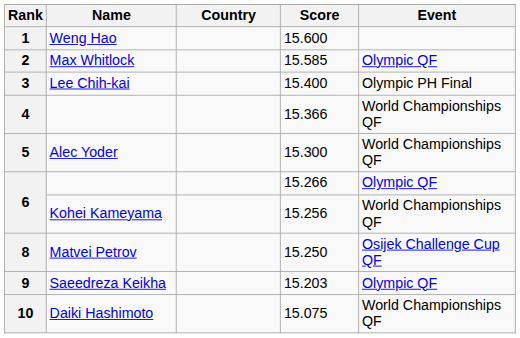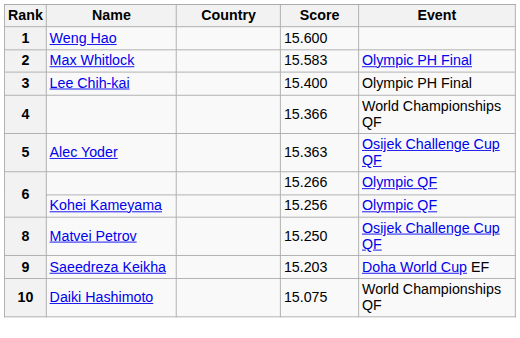(306, 60) 15.585 -> (306, 60) 15.583
(400, 60) Olympic QF -> (417, 60) Olympic PH Final
(306, 152) 15.300 -> (306, 152) 15.363
(432, 152) World Championships QF -> (431, 152) Osijek Challenge Cup QF
(432, 213) World Championships QF -> (400, 205) Olympic QF
(400, 283) Olympic QF -> (426, 267) Doha World Cup EF
